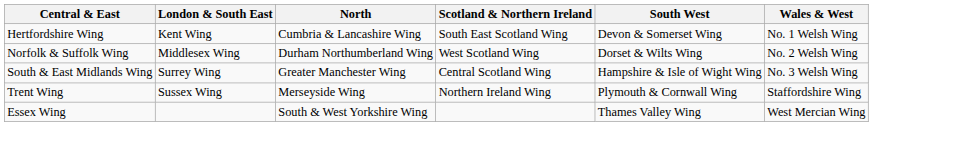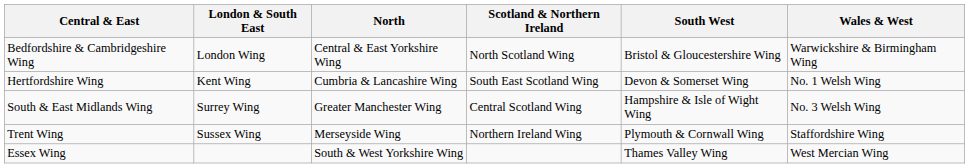+ row: (87, 54)
- row: (68, 53)
